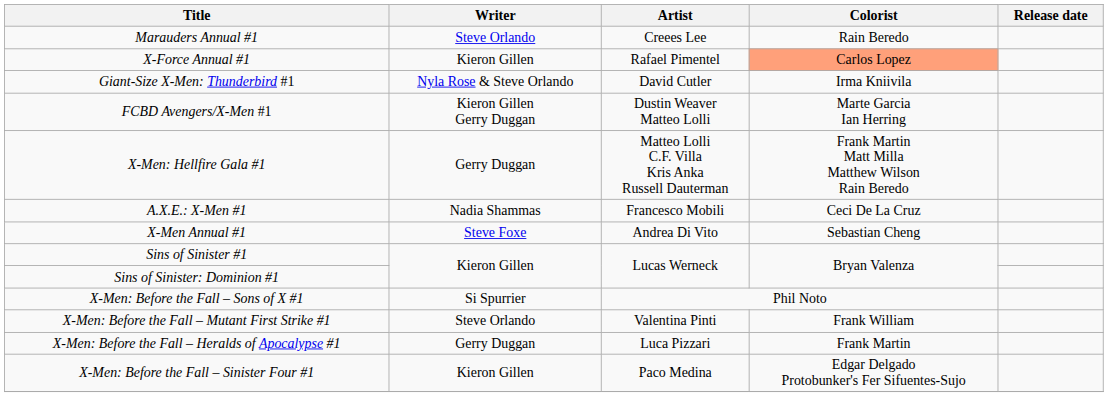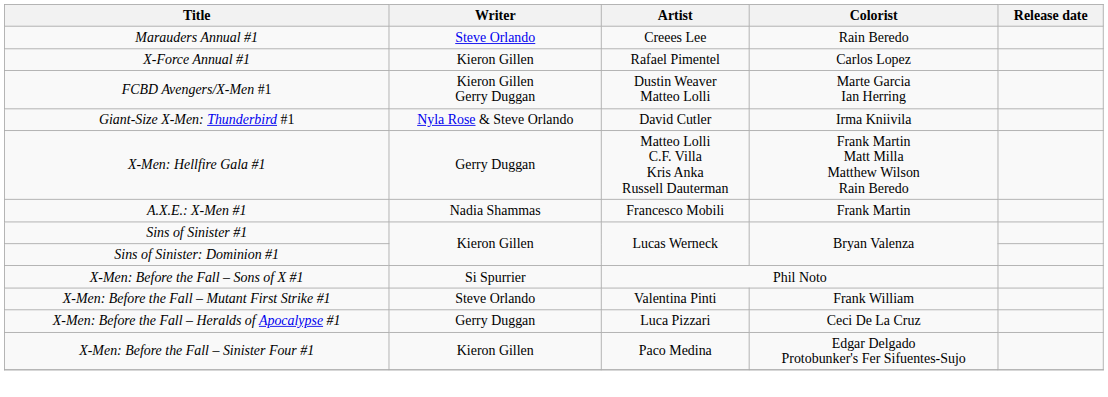(874, 59) lightsalmon background -> (874, 59) no background
rows swapped: (197, 81) <-> (197, 111)
(874, 210) Ceci De La Cruz -> (874, 210) Frank Martin
- row: (197, 232)
(874, 343) Frank Martin -> (874, 321) Ceci De La Cruz
